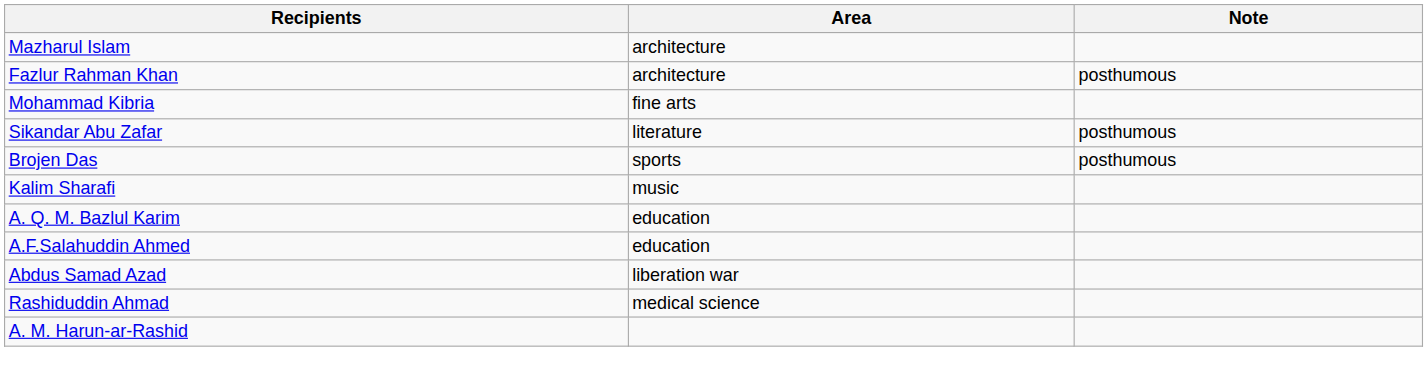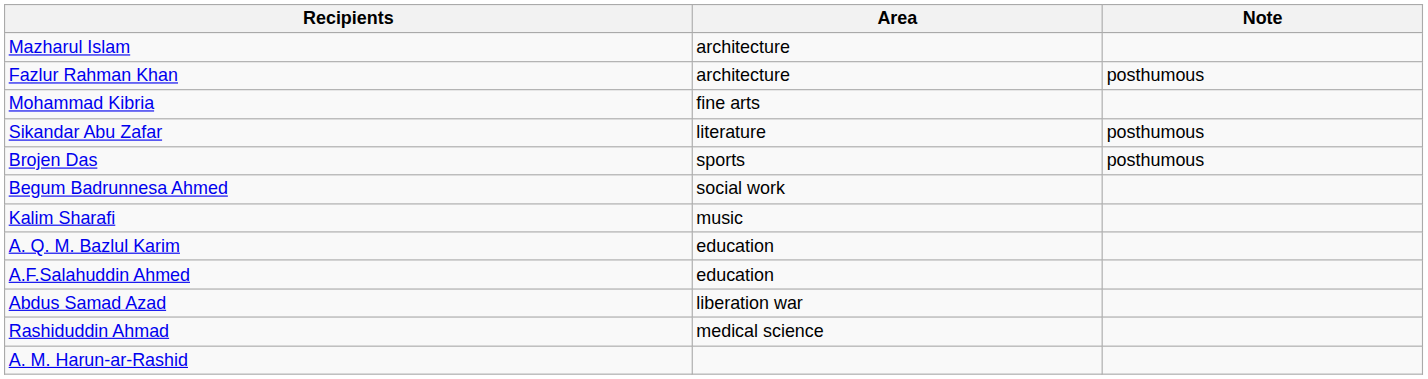+ row: (118, 189)
